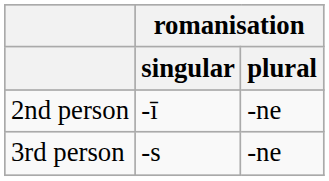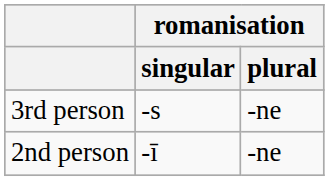rows swapped: (70, 110) <-> (68, 152)
